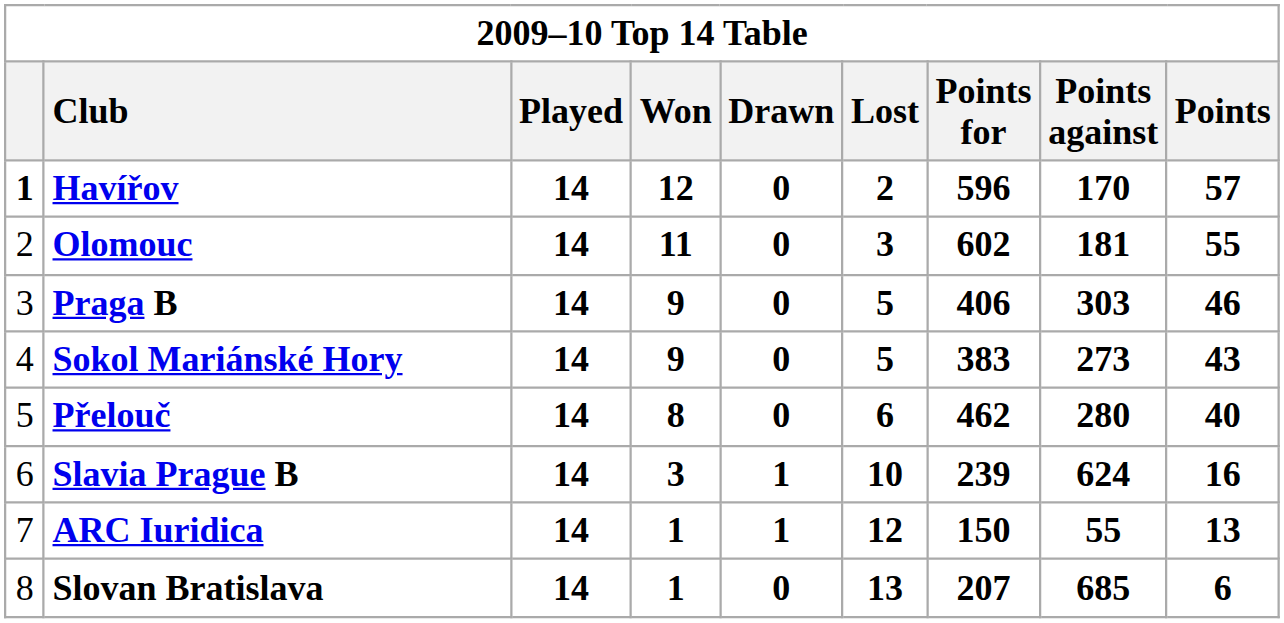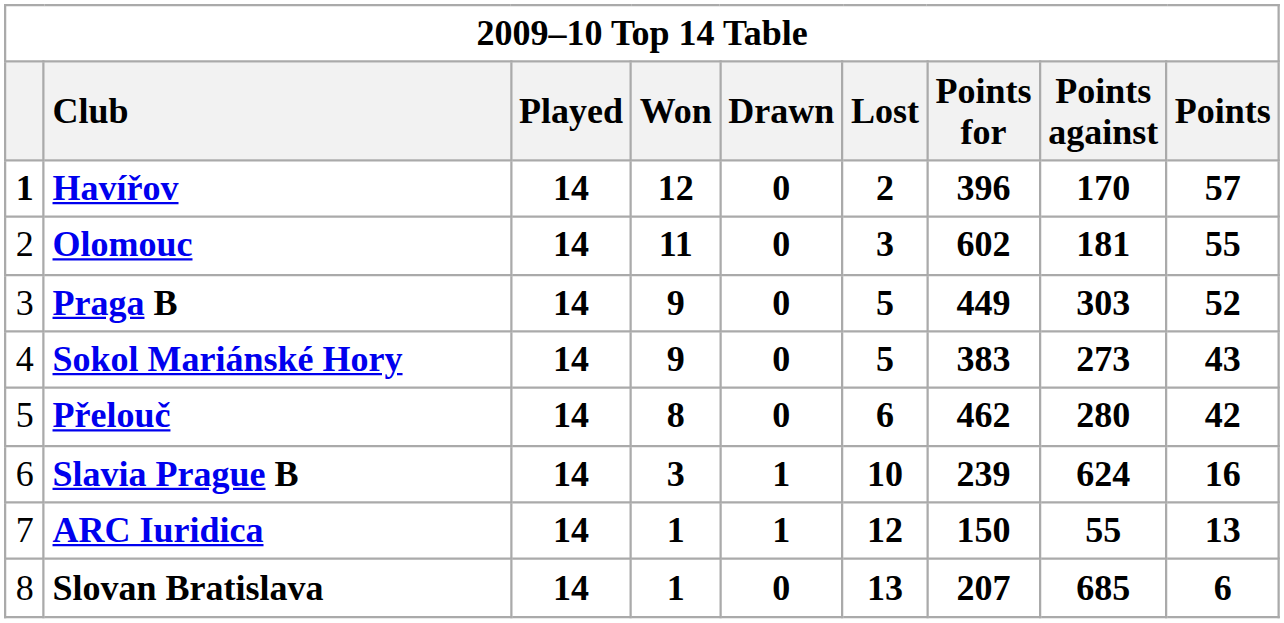(984, 187) 596 -> (984, 187) 396
(984, 301) 406 -> (984, 301) 449
(1223, 301) 46 -> (1223, 301) 52
(1223, 416) 40 -> (1223, 416) 42
